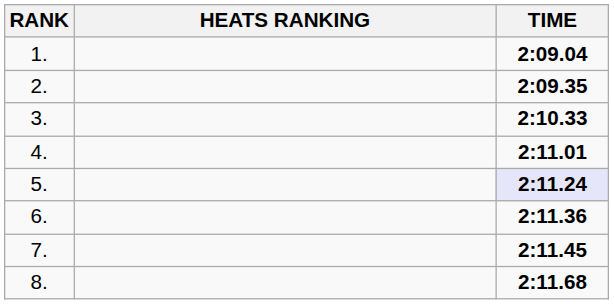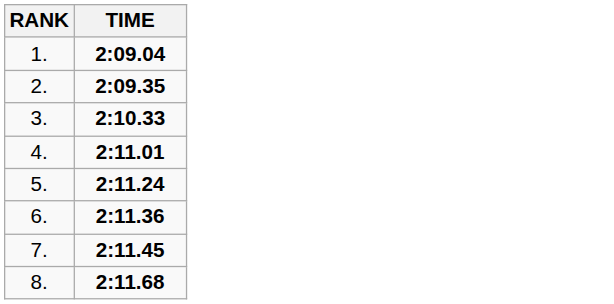- column: (285, 20)
(552, 184) lavender background -> (130, 184) no background
